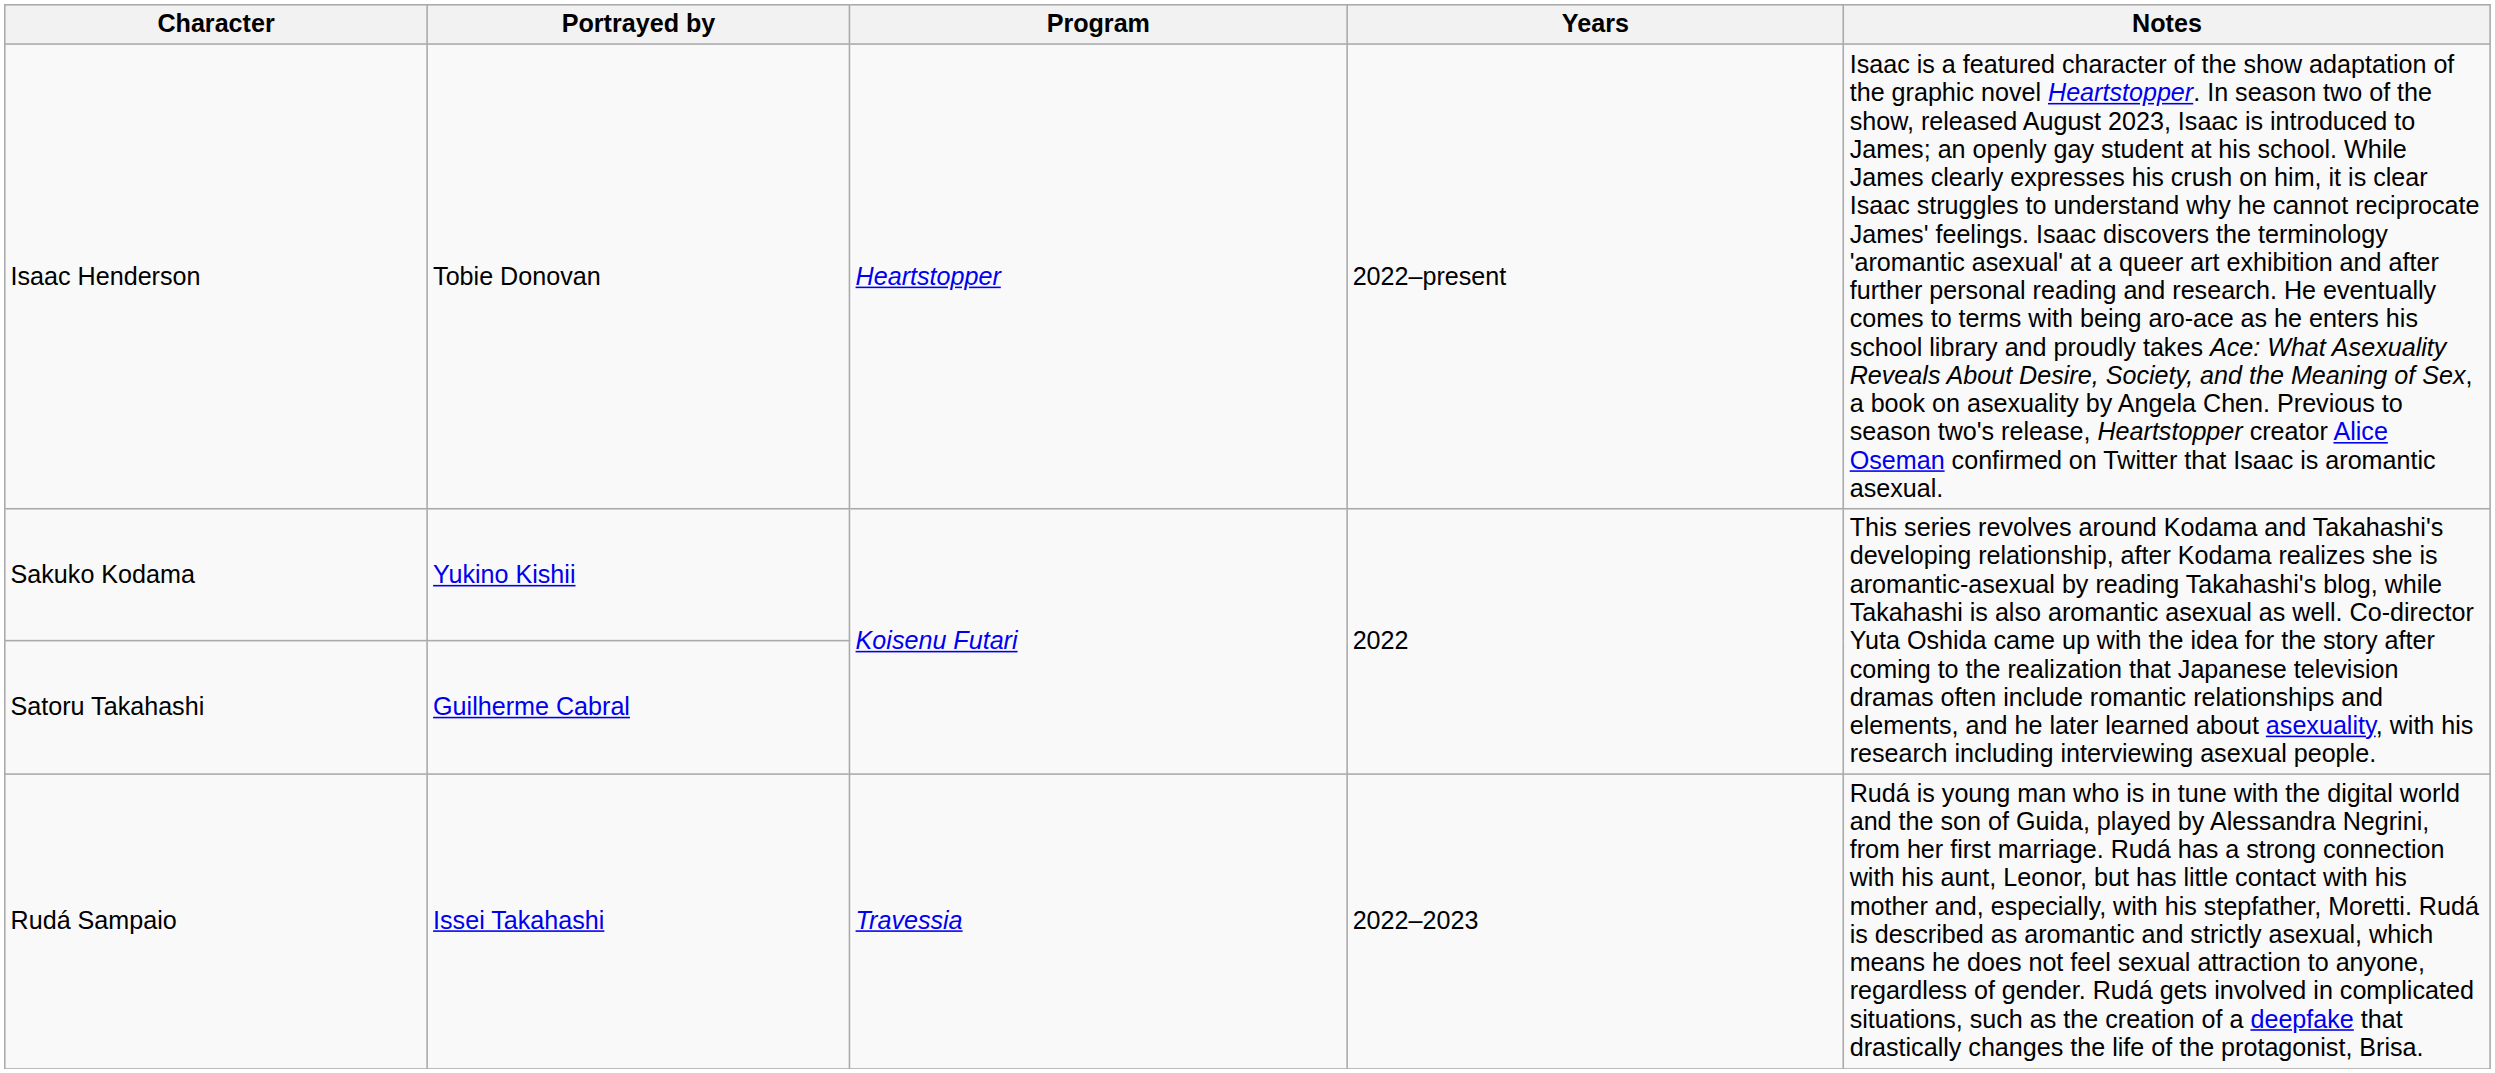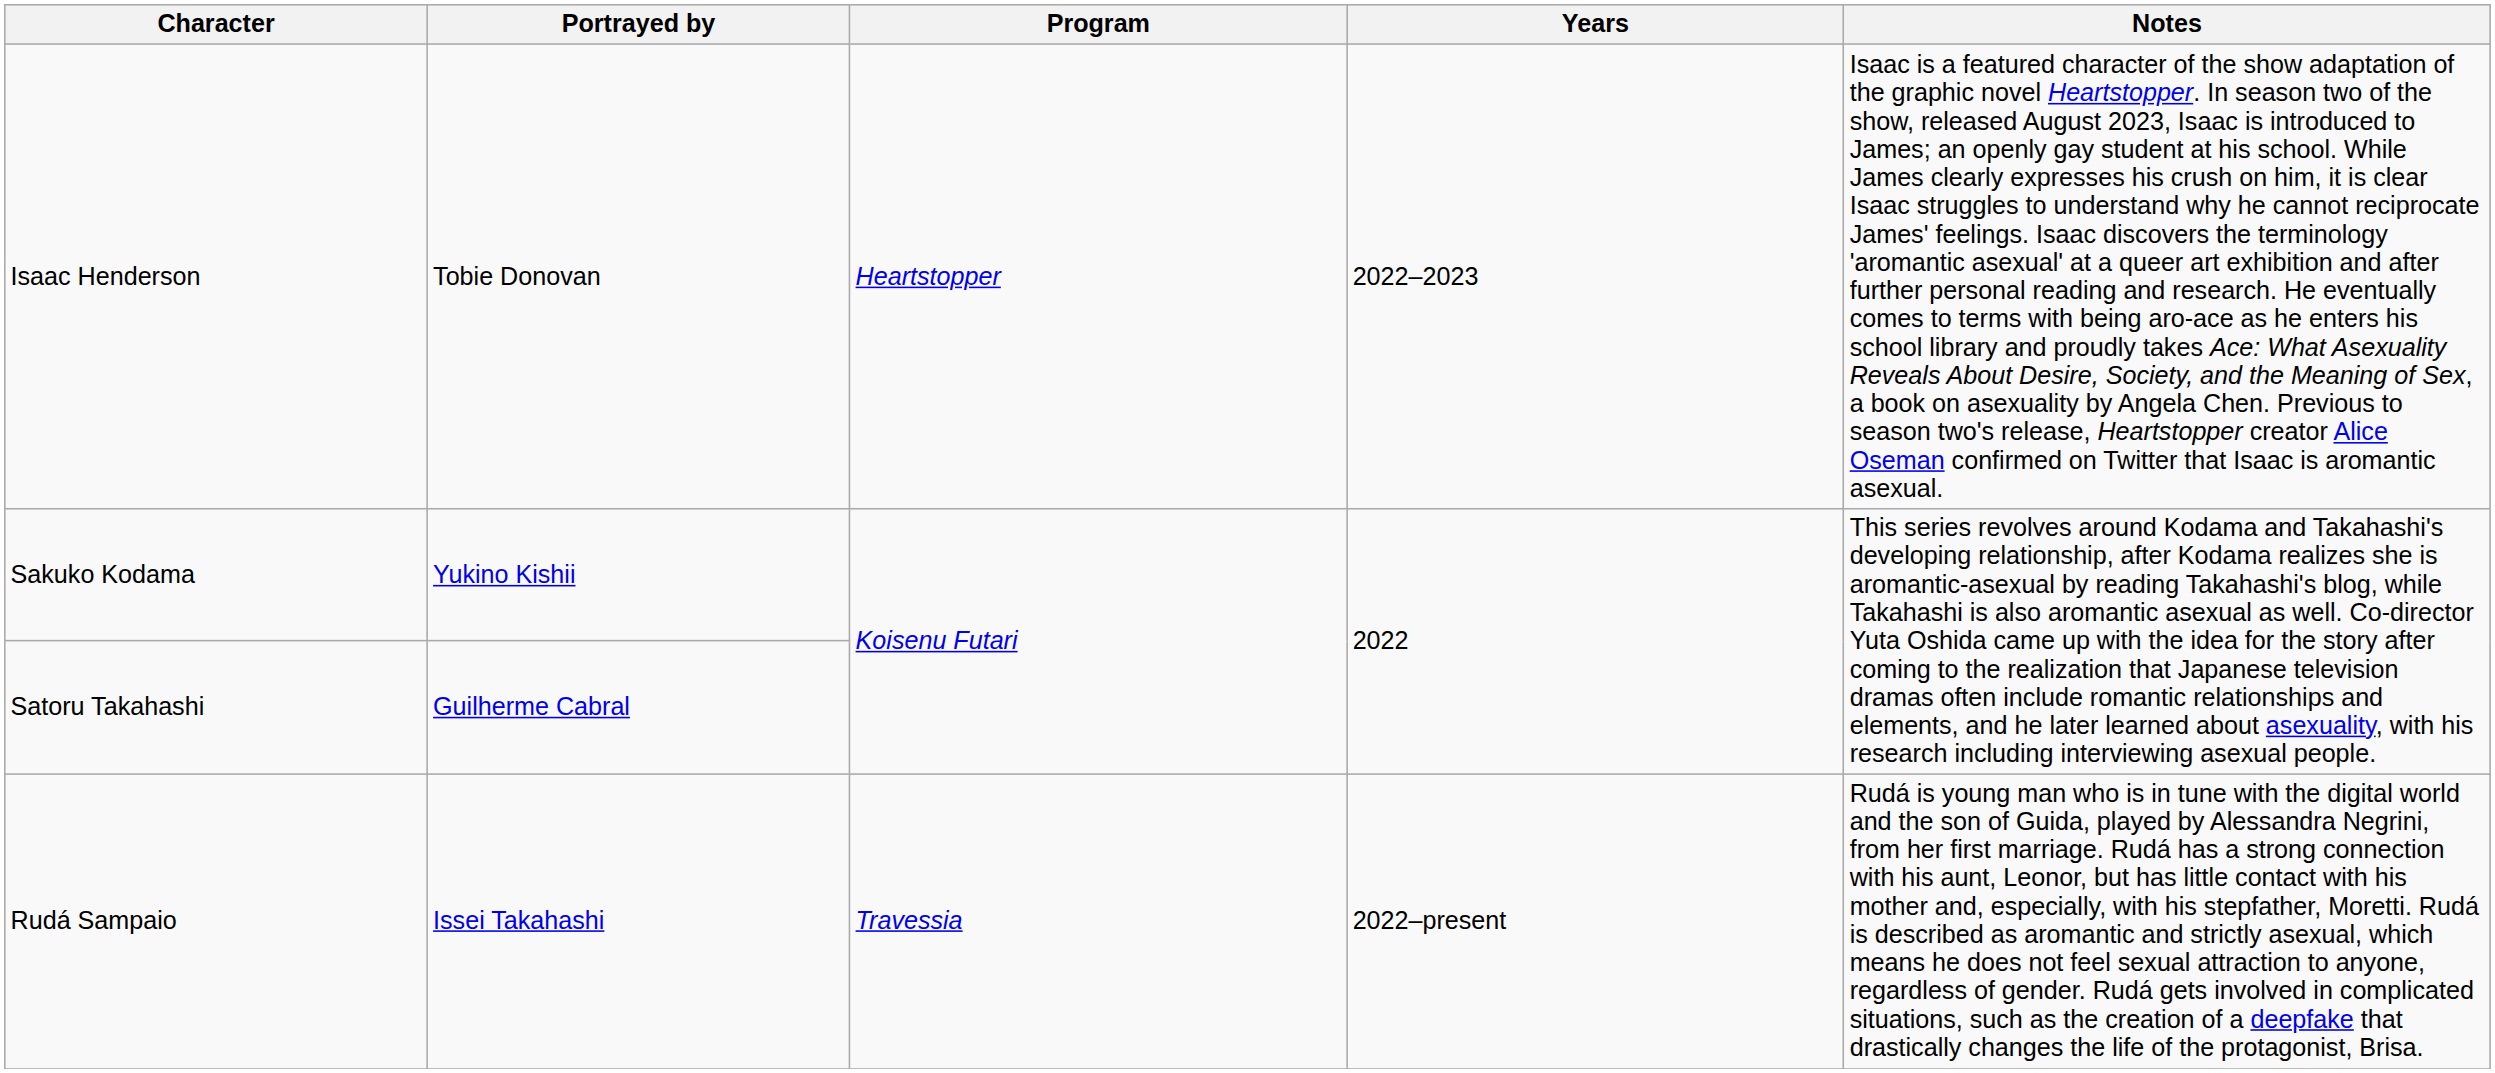(1429, 276) 2022–present -> (1416, 276) 2022–2023
(1416, 921) 2022–2023 -> (1429, 921) 2022–present
